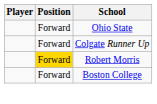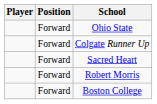+ row: (112, 59)
(54, 59) gold background -> (54, 75) no background
